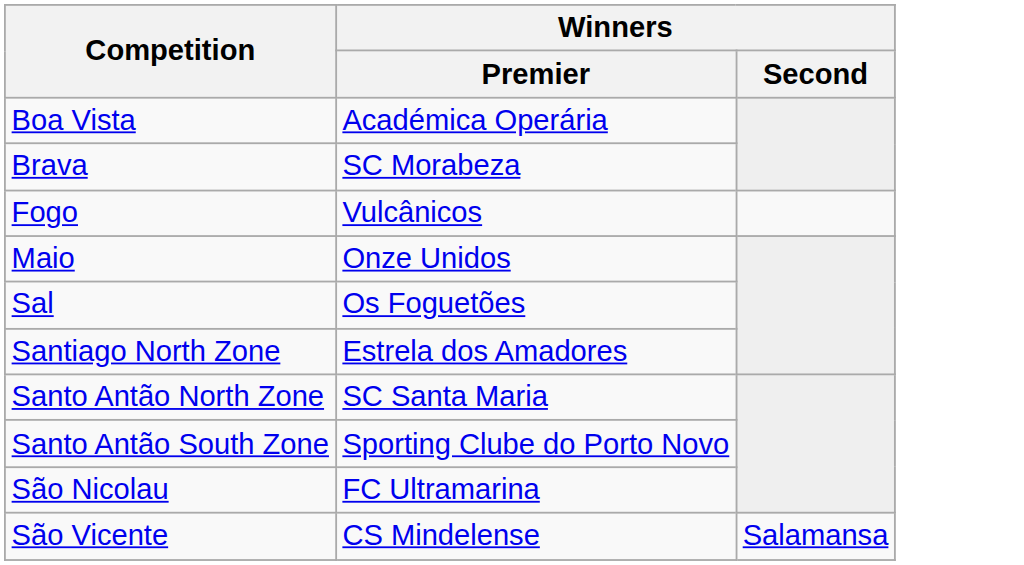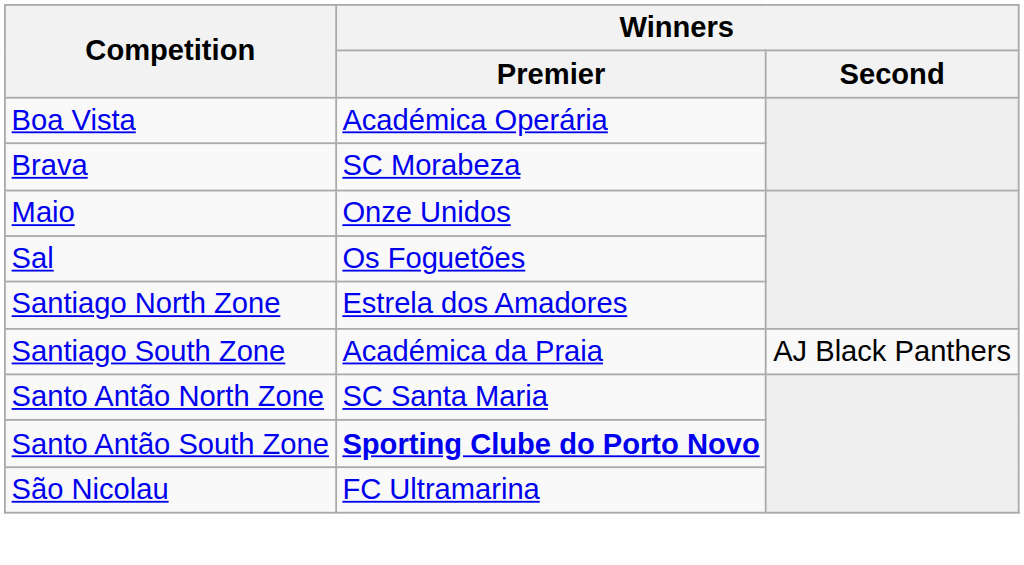- row: (45, 212)
+ row: (148, 350)
(536, 443) normal -> (551, 443) bold
- row: (90, 535)
